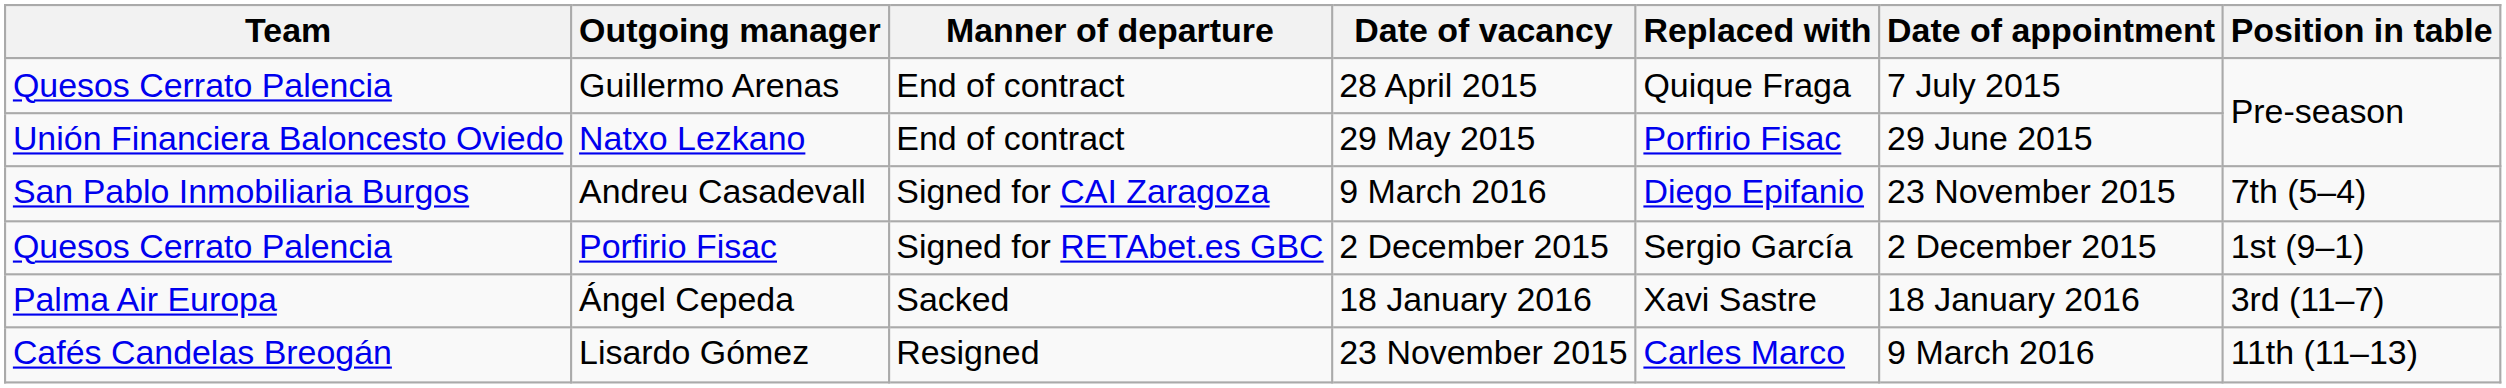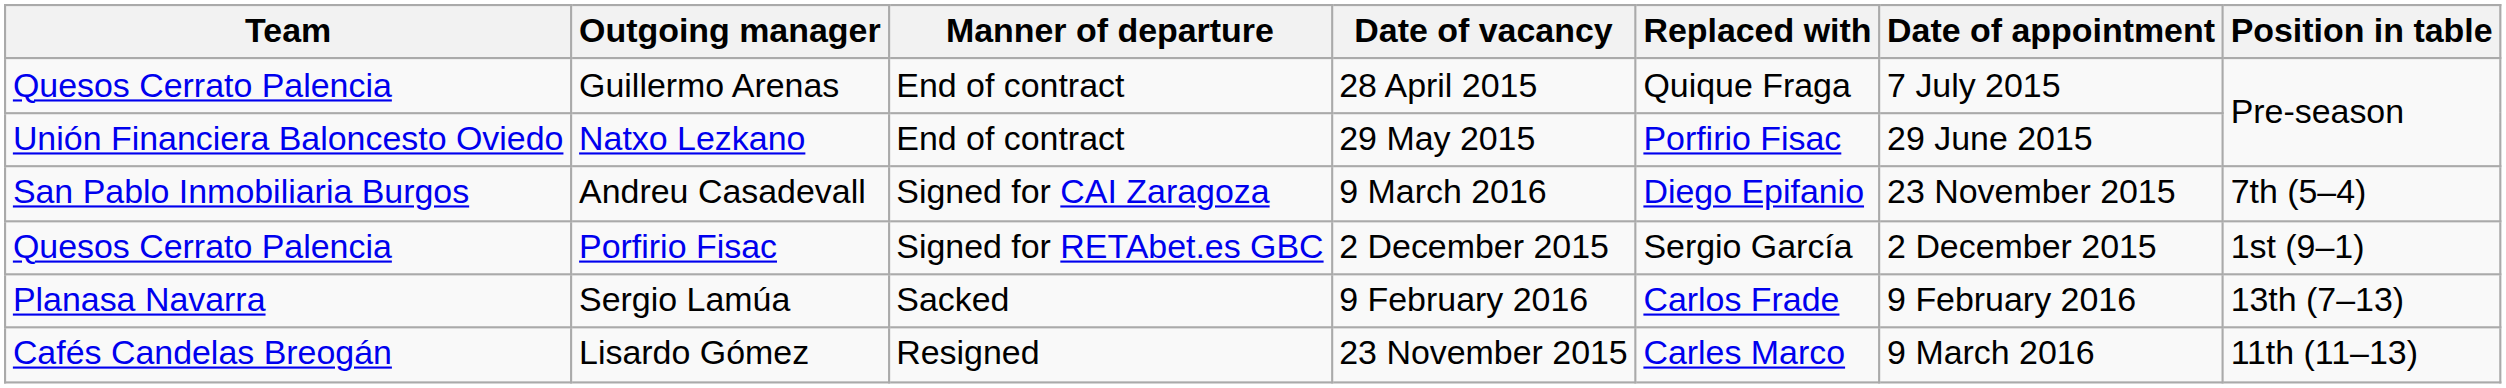- row: (687, 300)
+ row: (685, 300)
